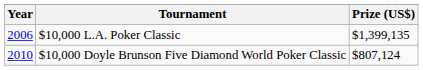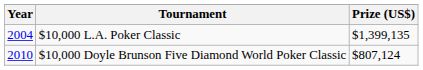(20, 34) 2006 -> (20, 34) 2004
